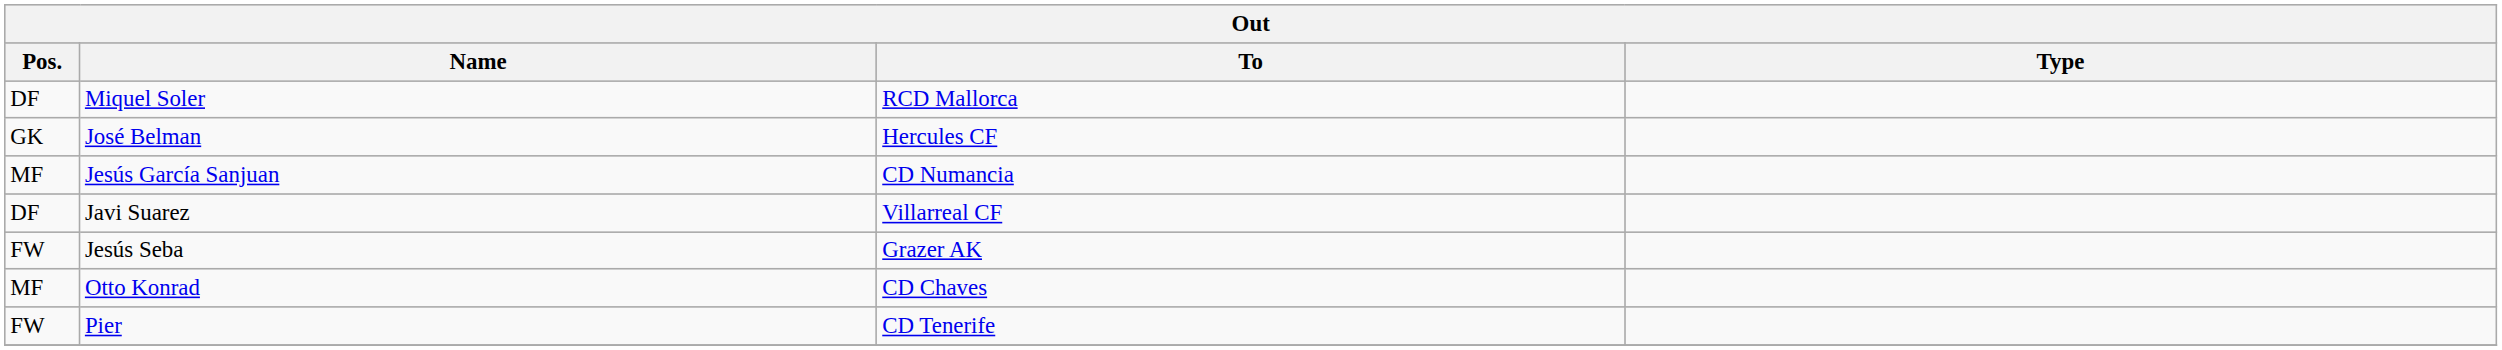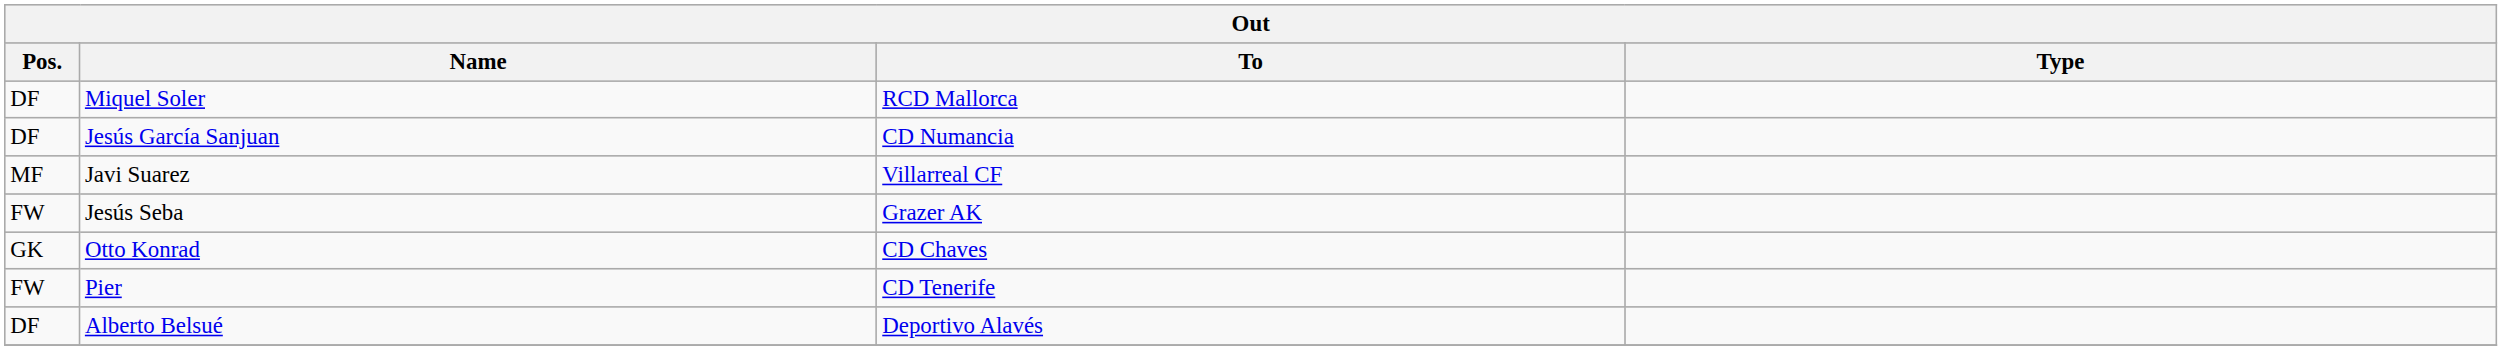- row: (143, 137)
(27, 174) MF -> (25, 137) DF
(25, 212) DF -> (27, 174) MF
(27, 288) MF -> (27, 250) GK
+ row: (154, 325)
